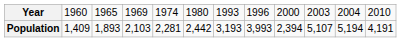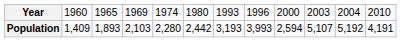(168, 28) 2,281 -> (168, 28) 2,280
(290, 28) 2,394 -> (290, 28) 2,594
(350, 28) 5,194 -> (350, 28) 5,192
